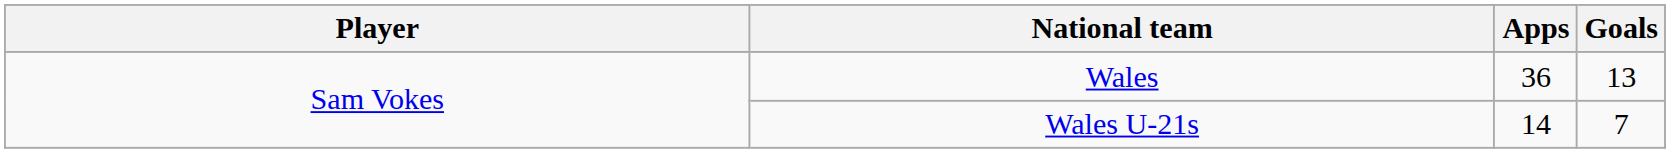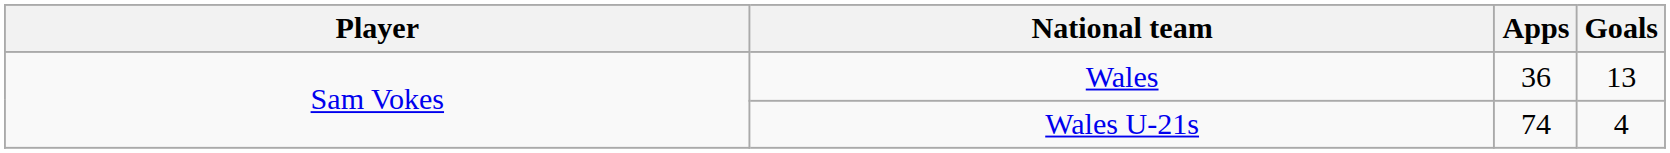(1536, 123) 14 -> (1536, 123) 74
(1621, 123) 7 -> (1621, 123) 4
